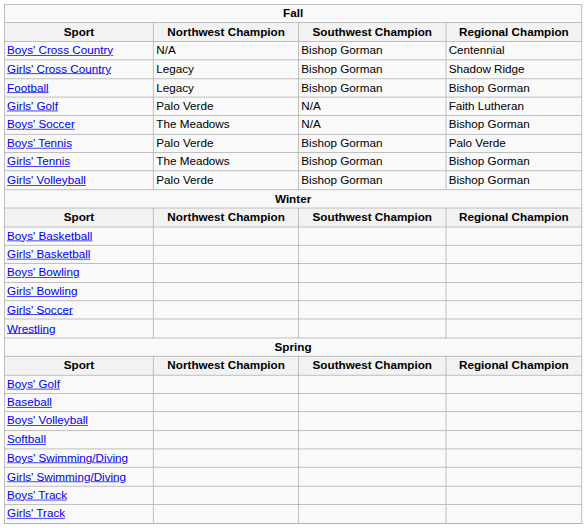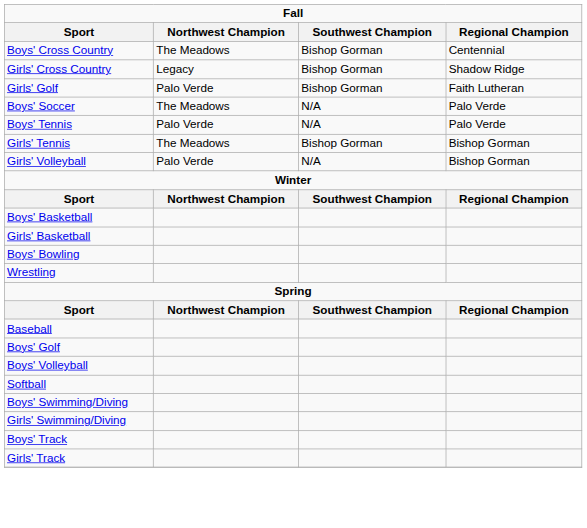(166, 50) N/A -> (193, 50) The Meadows
- row: (28, 87)
(311, 106) N/A -> (342, 87) Bishop Gorman
(489, 124) Bishop Gorman -> (477, 106) Palo Verde
(342, 143) Bishop Gorman -> (311, 124) N/A
(342, 180) Bishop Gorman -> (311, 161) N/A
- row: (42, 291)
- row: (40, 310)
rows swapped: (29, 402) <-> (33, 384)
